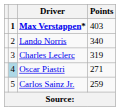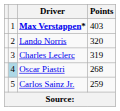(13, 25) bold -> (13, 25) normal
(97, 40) 340 -> (97, 40) 320
(97, 69) 271 -> (97, 69) 268
